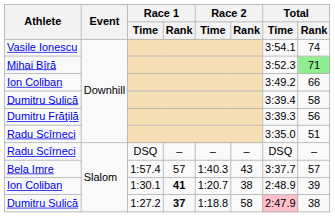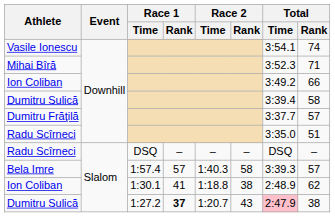(314, 65) lightgreen background -> (314, 65) no background
(280, 117) 3:39.3 -> (280, 117) 3:37.7
(314, 117) 56 -> (314, 117) 57
(247, 169) 43 -> (247, 169) 58
(280, 169) 3:37.7 -> (280, 169) 3:39.3
(179, 186) bold -> (179, 186) normal
(213, 186) 1:20.7 -> (213, 186) 1:18.8
(314, 186) 39 -> (314, 186) 62
(213, 204) 1:18.8 -> (213, 204) 1:20.7
(247, 204) 58 -> (247, 204) 43
